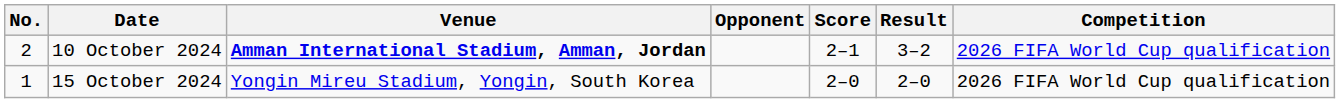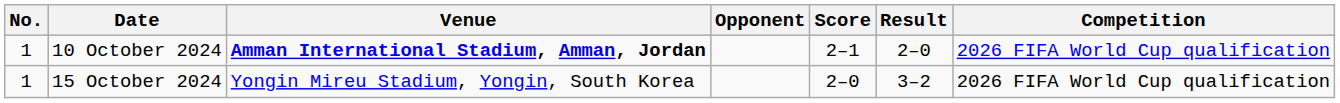(26, 51) 2 -> (26, 51) 1
(914, 51) 3–2 -> (914, 51) 2–0
(914, 82) 2–0 -> (914, 82) 3–2
